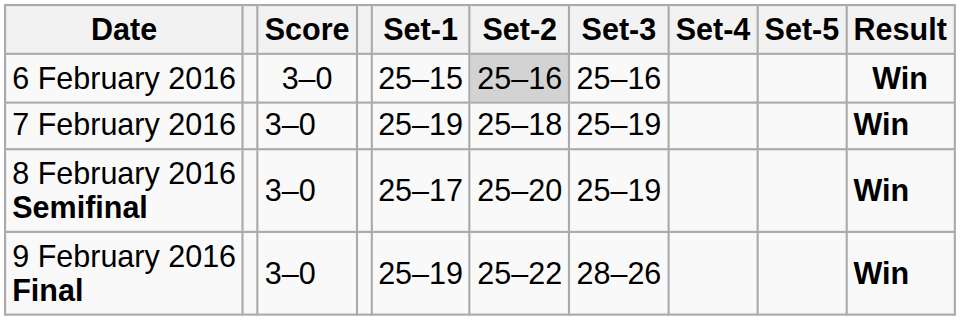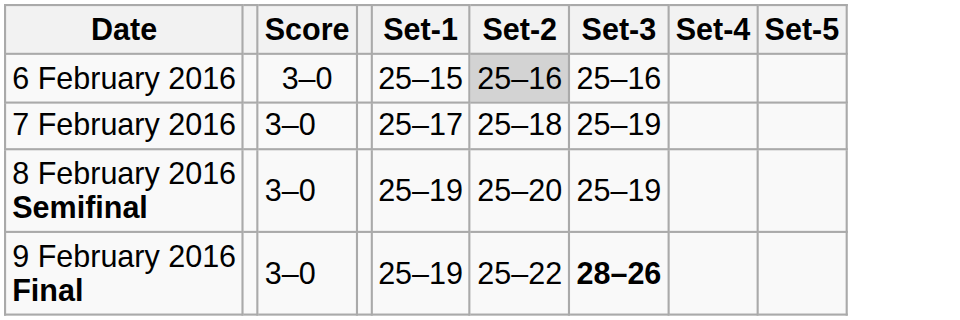- column: (900, 30)
(421, 126) 25–19 -> (421, 126) 25–17
(421, 191) 25–17 -> (421, 191) 25–19
(619, 273) normal -> (619, 273) bold
